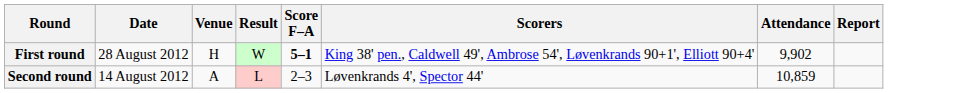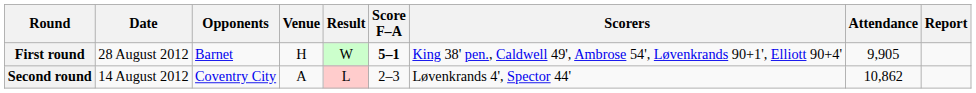+ column: (236, 23)
(796, 54) 9,902 -> (883, 54) 9,905
(796, 76) 10,859 -> (883, 76) 10,862
